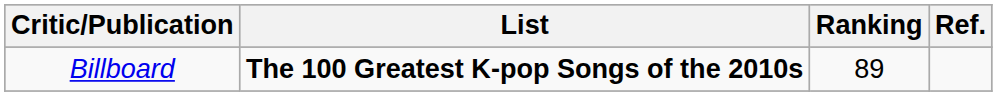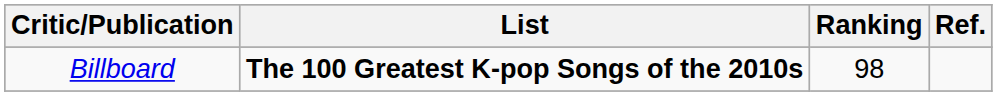(869, 68) 89 -> (869, 68) 98
